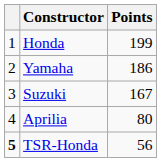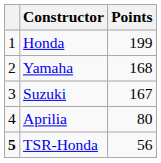(141, 68) 186 -> (141, 68) 168
